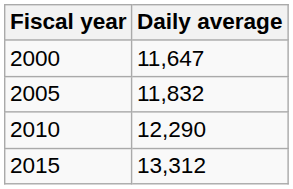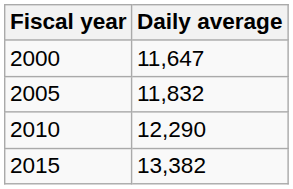(171, 165) 13,312 -> (171, 165) 13,382
